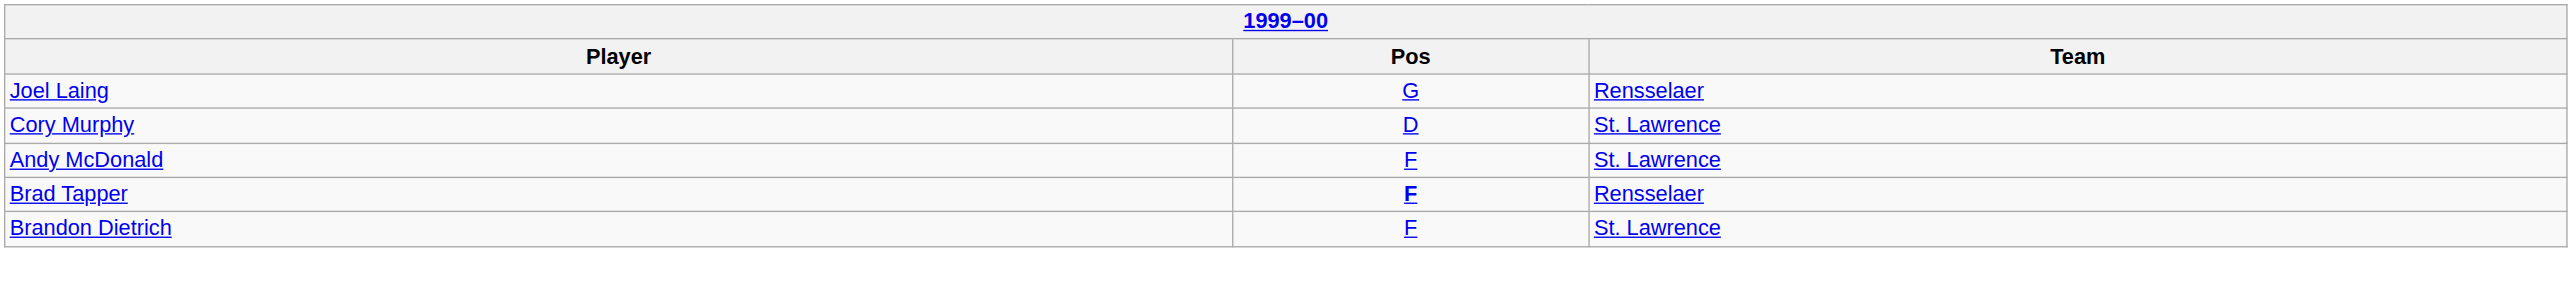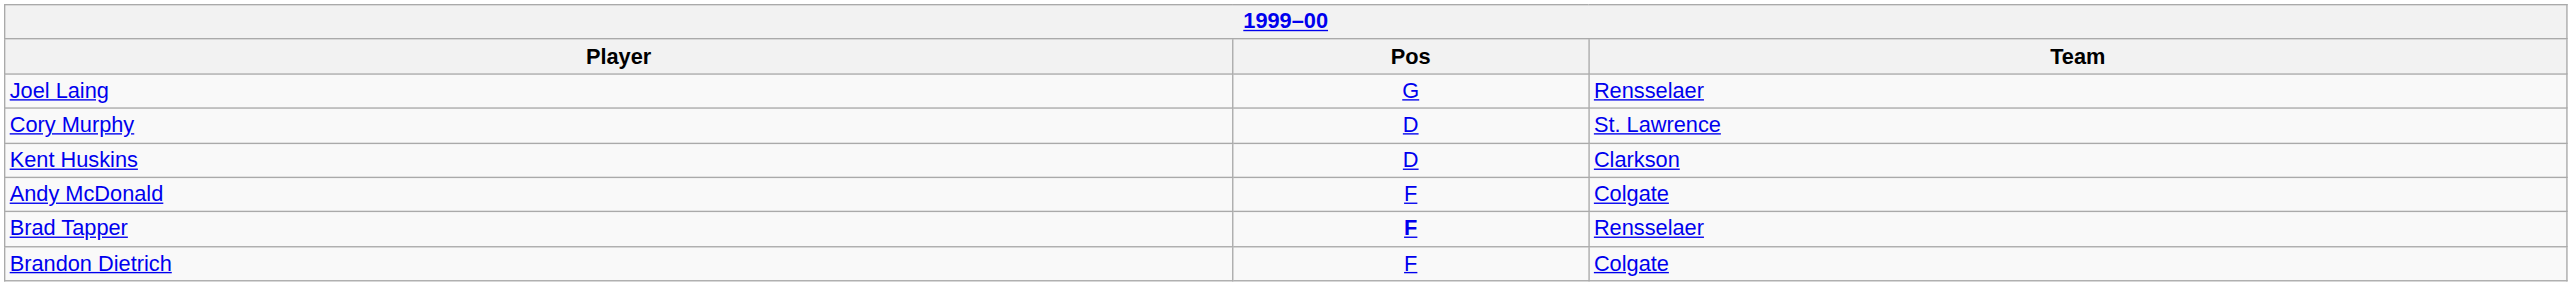+ row: (74, 159)
(1657, 159) St. Lawrence -> (1631, 194) Colgate
(1657, 228) St. Lawrence -> (1631, 263) Colgate
